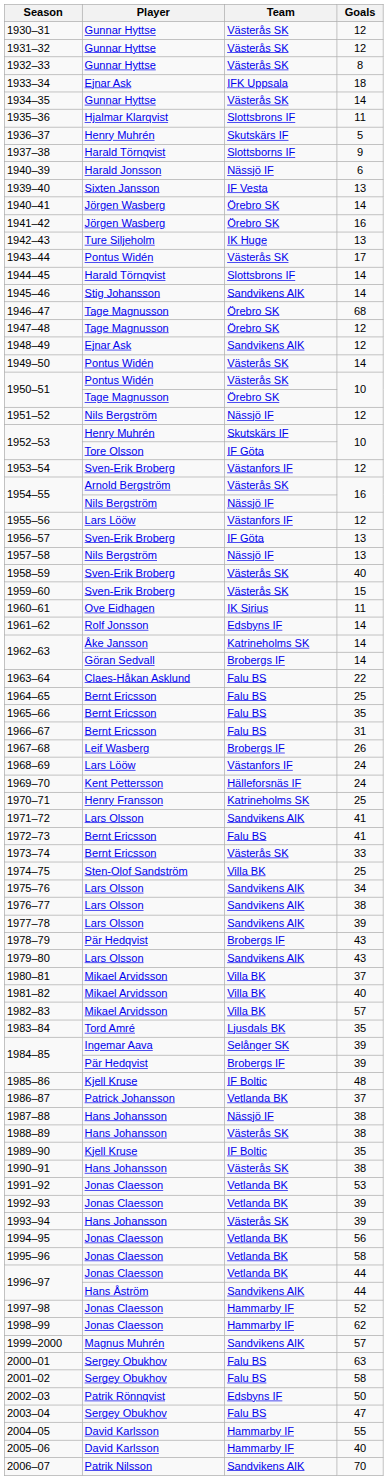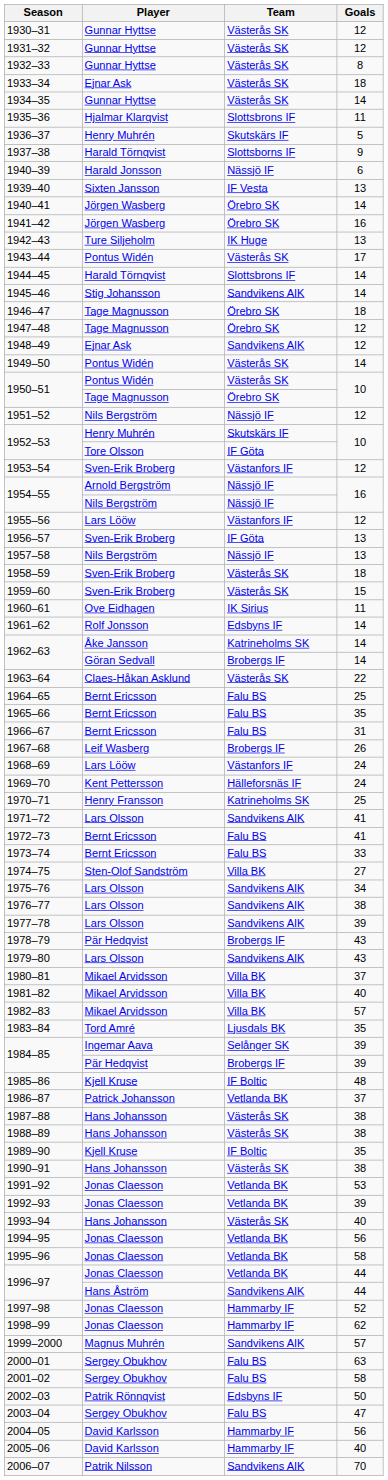(258, 83) IFK Uppsala -> (258, 83) Västerås SK
(360, 310) 68 -> (360, 310) 18
(258, 485) Västerås SK -> (250, 485) Nässjö IF
(360, 573) 40 -> (360, 573) 18
(247, 678) Falu BS -> (258, 678) Västerås SK
(258, 853) Västerås SK -> (247, 853) Falu BS
(360, 871) 25 -> (360, 871) 27
(250, 1116) Nässjö IF -> (258, 1116) Västerås SK
(360, 1221) 39 -> (360, 1221) 40
(360, 1431) 55 -> (360, 1431) 56
